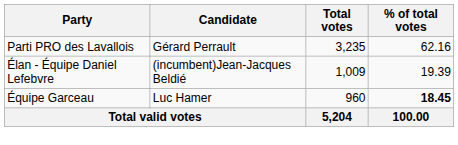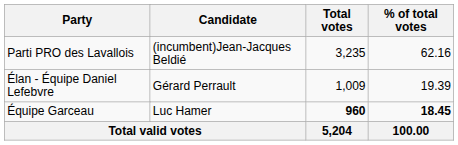(194, 46) Gérard Perrault -> (222, 53) (incumbent)Jean-Jacques Beldié
(222, 72) (incumbent)Jean-Jacques Beldié -> (194, 85) Gérard Perrault
(355, 98) normal -> (355, 111) bold
